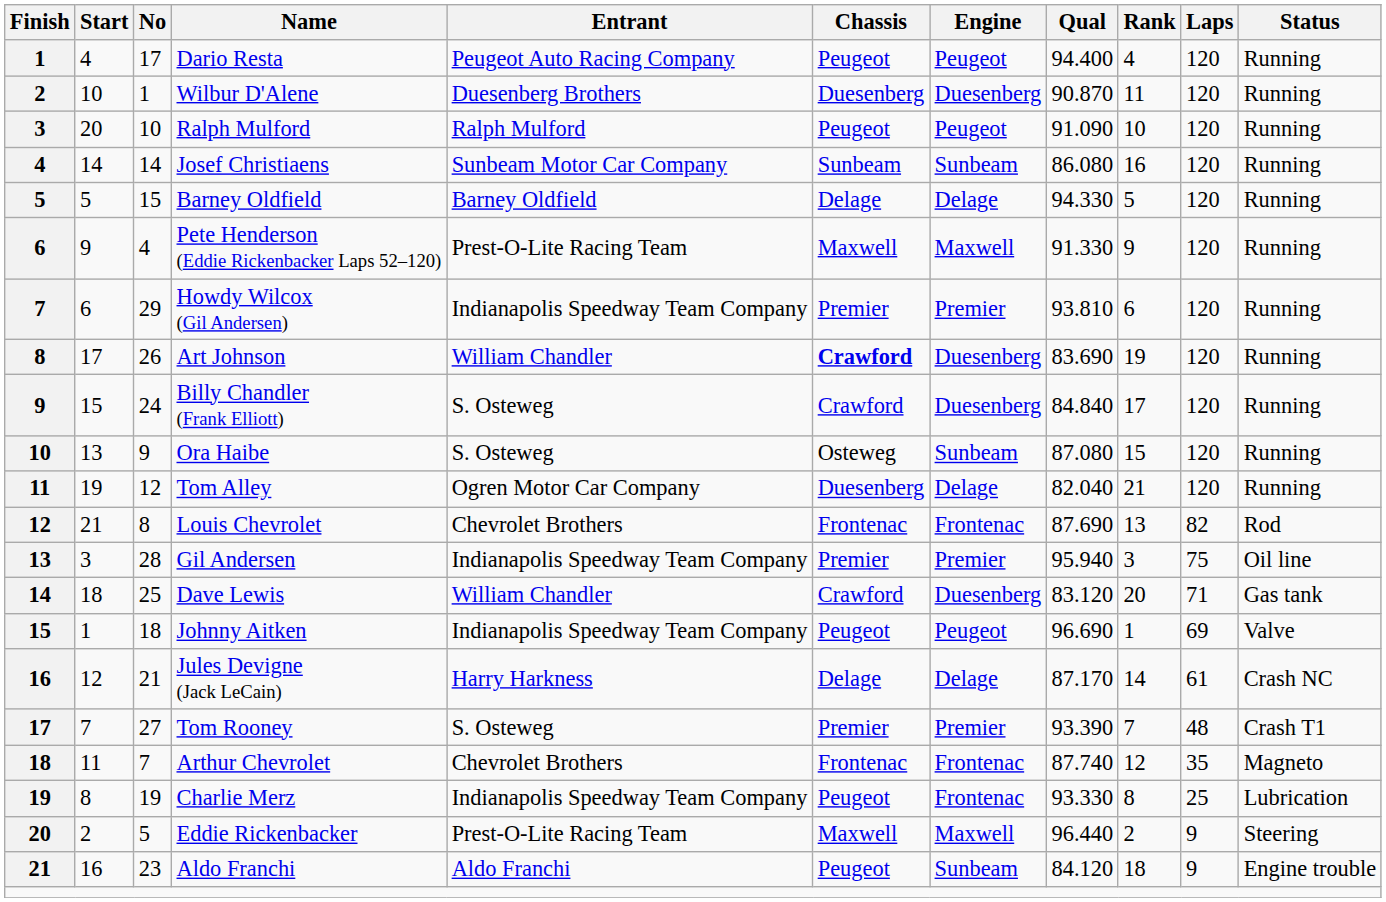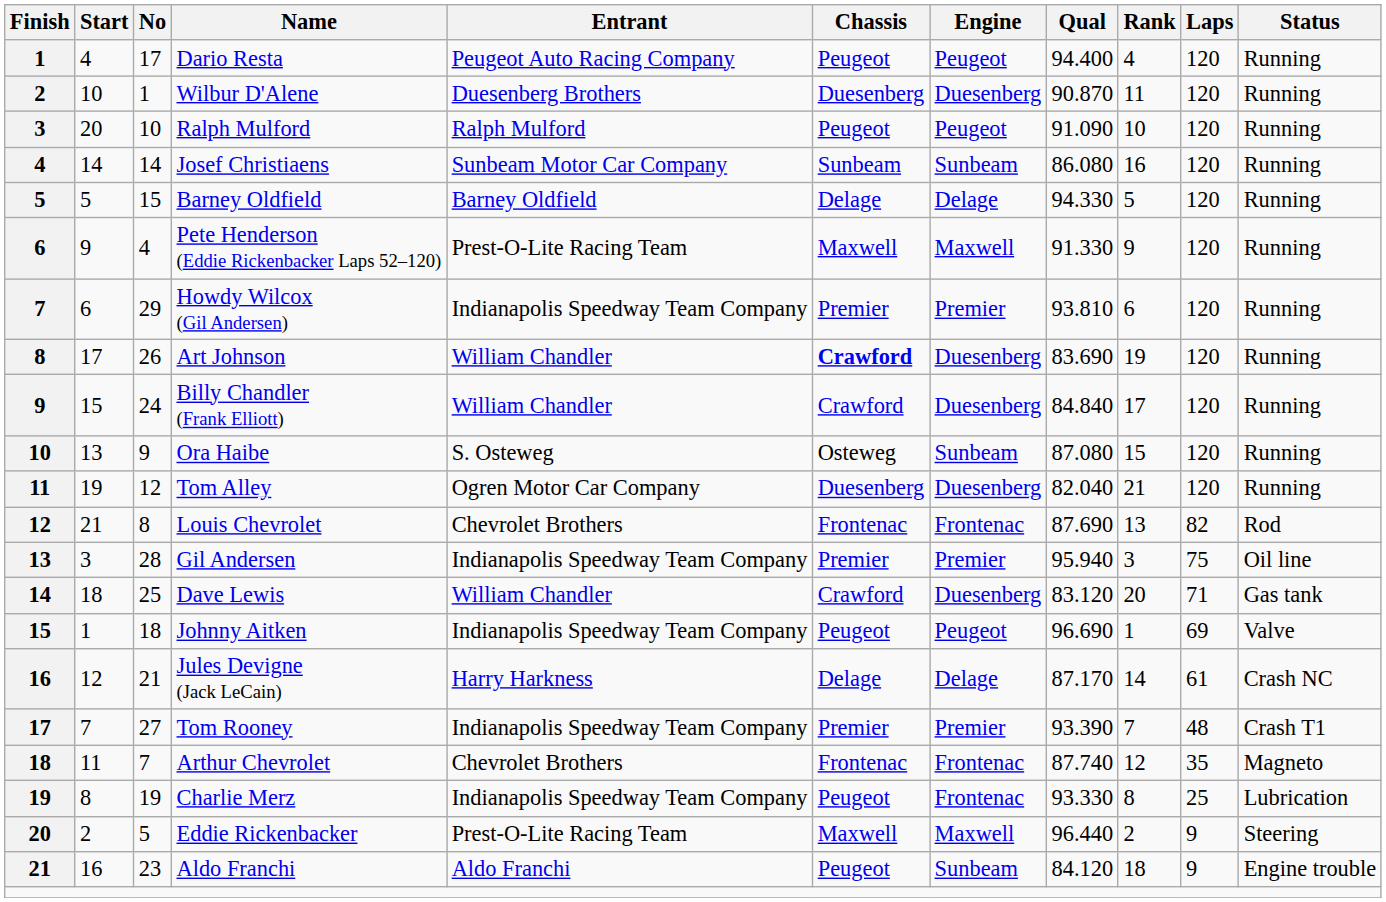(503, 404) S. Osteweg -> (532, 404) William Chandler
(966, 488) Delage -> (988, 488) Duesenberg
(503, 726) S. Osteweg -> (629, 726) Indianapolis Speedway Team Company
